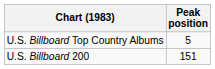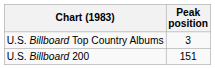(188, 40) 5 -> (188, 40) 3
